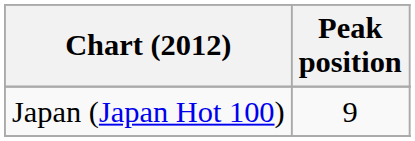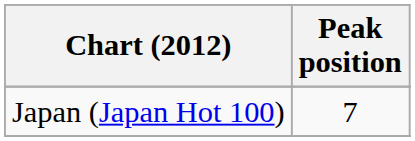(350, 111) 9 -> (350, 111) 7
